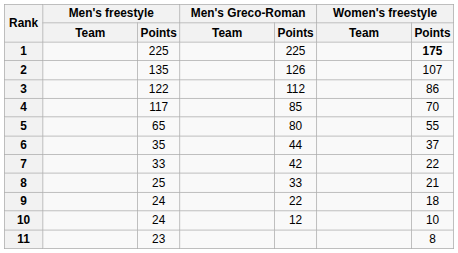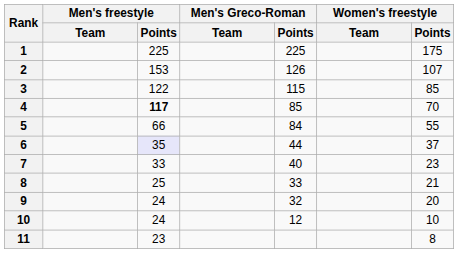(433, 51) bold -> (433, 51) normal
(159, 70) 135 -> (159, 70) 153
(296, 88) 112 -> (296, 88) 115
(433, 88) 86 -> (433, 88) 85
(159, 107) normal -> (159, 107) bold
(159, 126) 65 -> (159, 126) 66
(296, 126) 80 -> (296, 126) 84
(159, 145) no background -> (159, 145) lavender background
(296, 164) 42 -> (296, 164) 40
(433, 164) 22 -> (433, 164) 23
(296, 201) 22 -> (296, 201) 32
(433, 201) 18 -> (433, 201) 20
